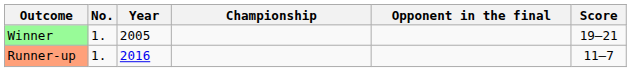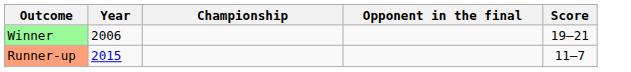- column: (102, 15)
(135, 35) 2005 -> (106, 35) 2006
(135, 56) 2016 -> (106, 56) 2015
